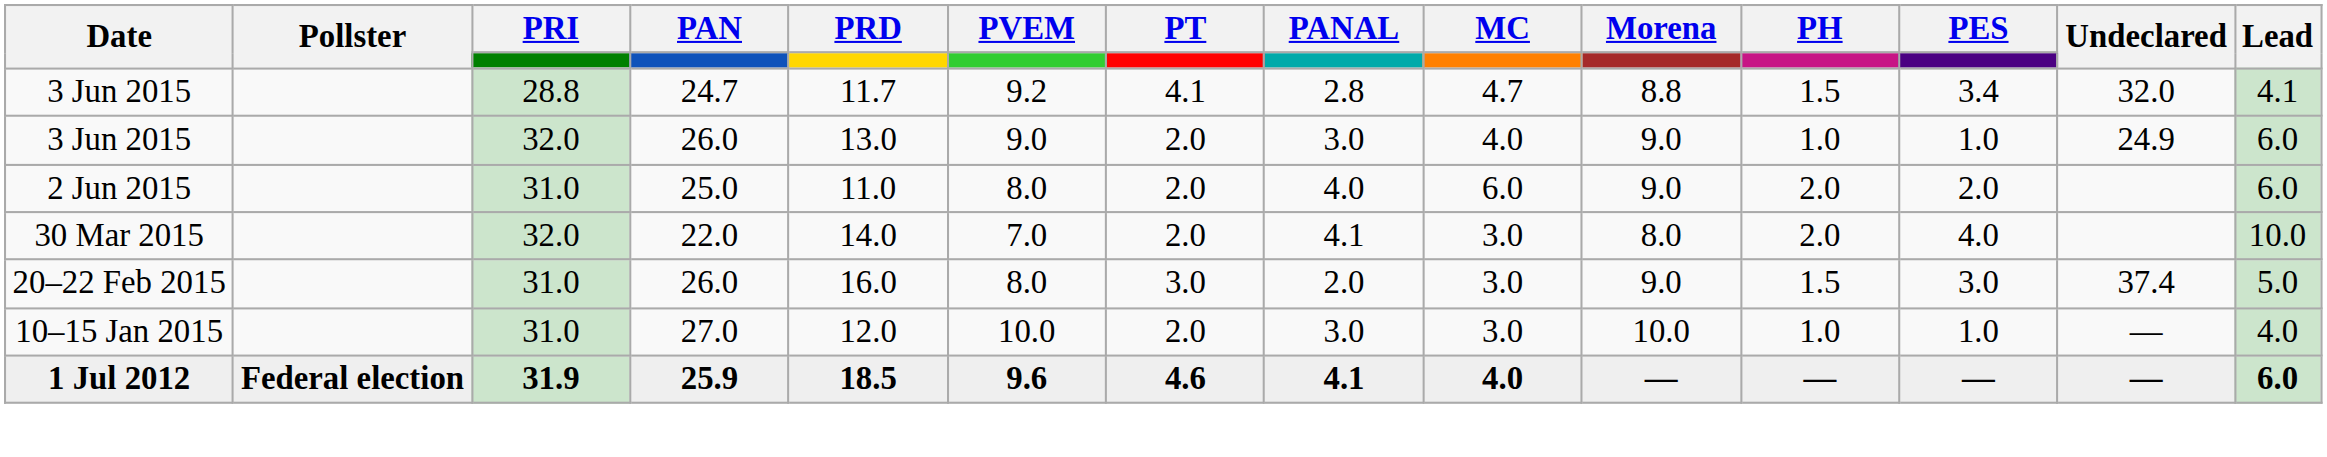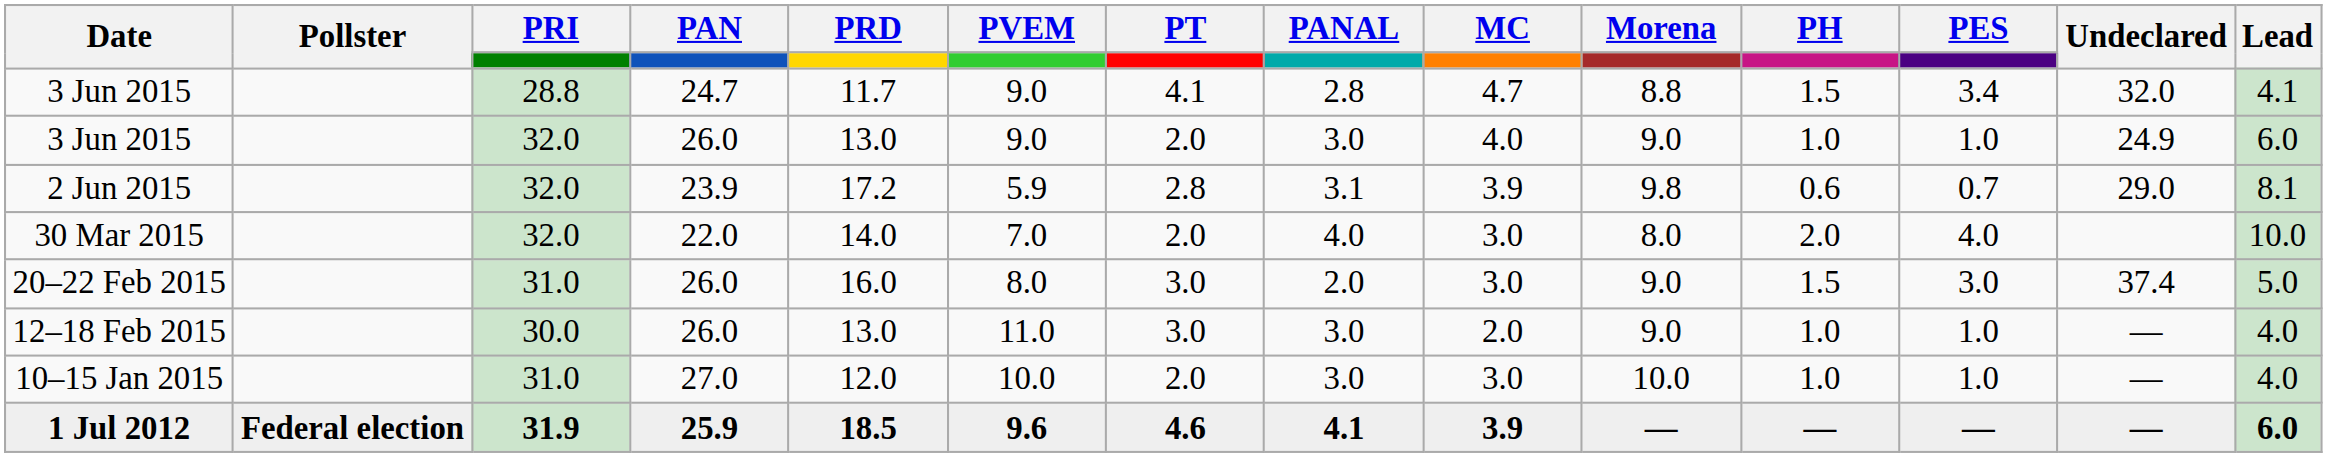(1027, 91) 9.2 -> (1027, 91) 9.0
- row: (119, 187)
+ row: (119, 187)
(1344, 235) 4.1 -> (1344, 235) 4.0
+ row: (119, 331)
(1503, 379) 4.0 -> (1503, 426) 3.9
